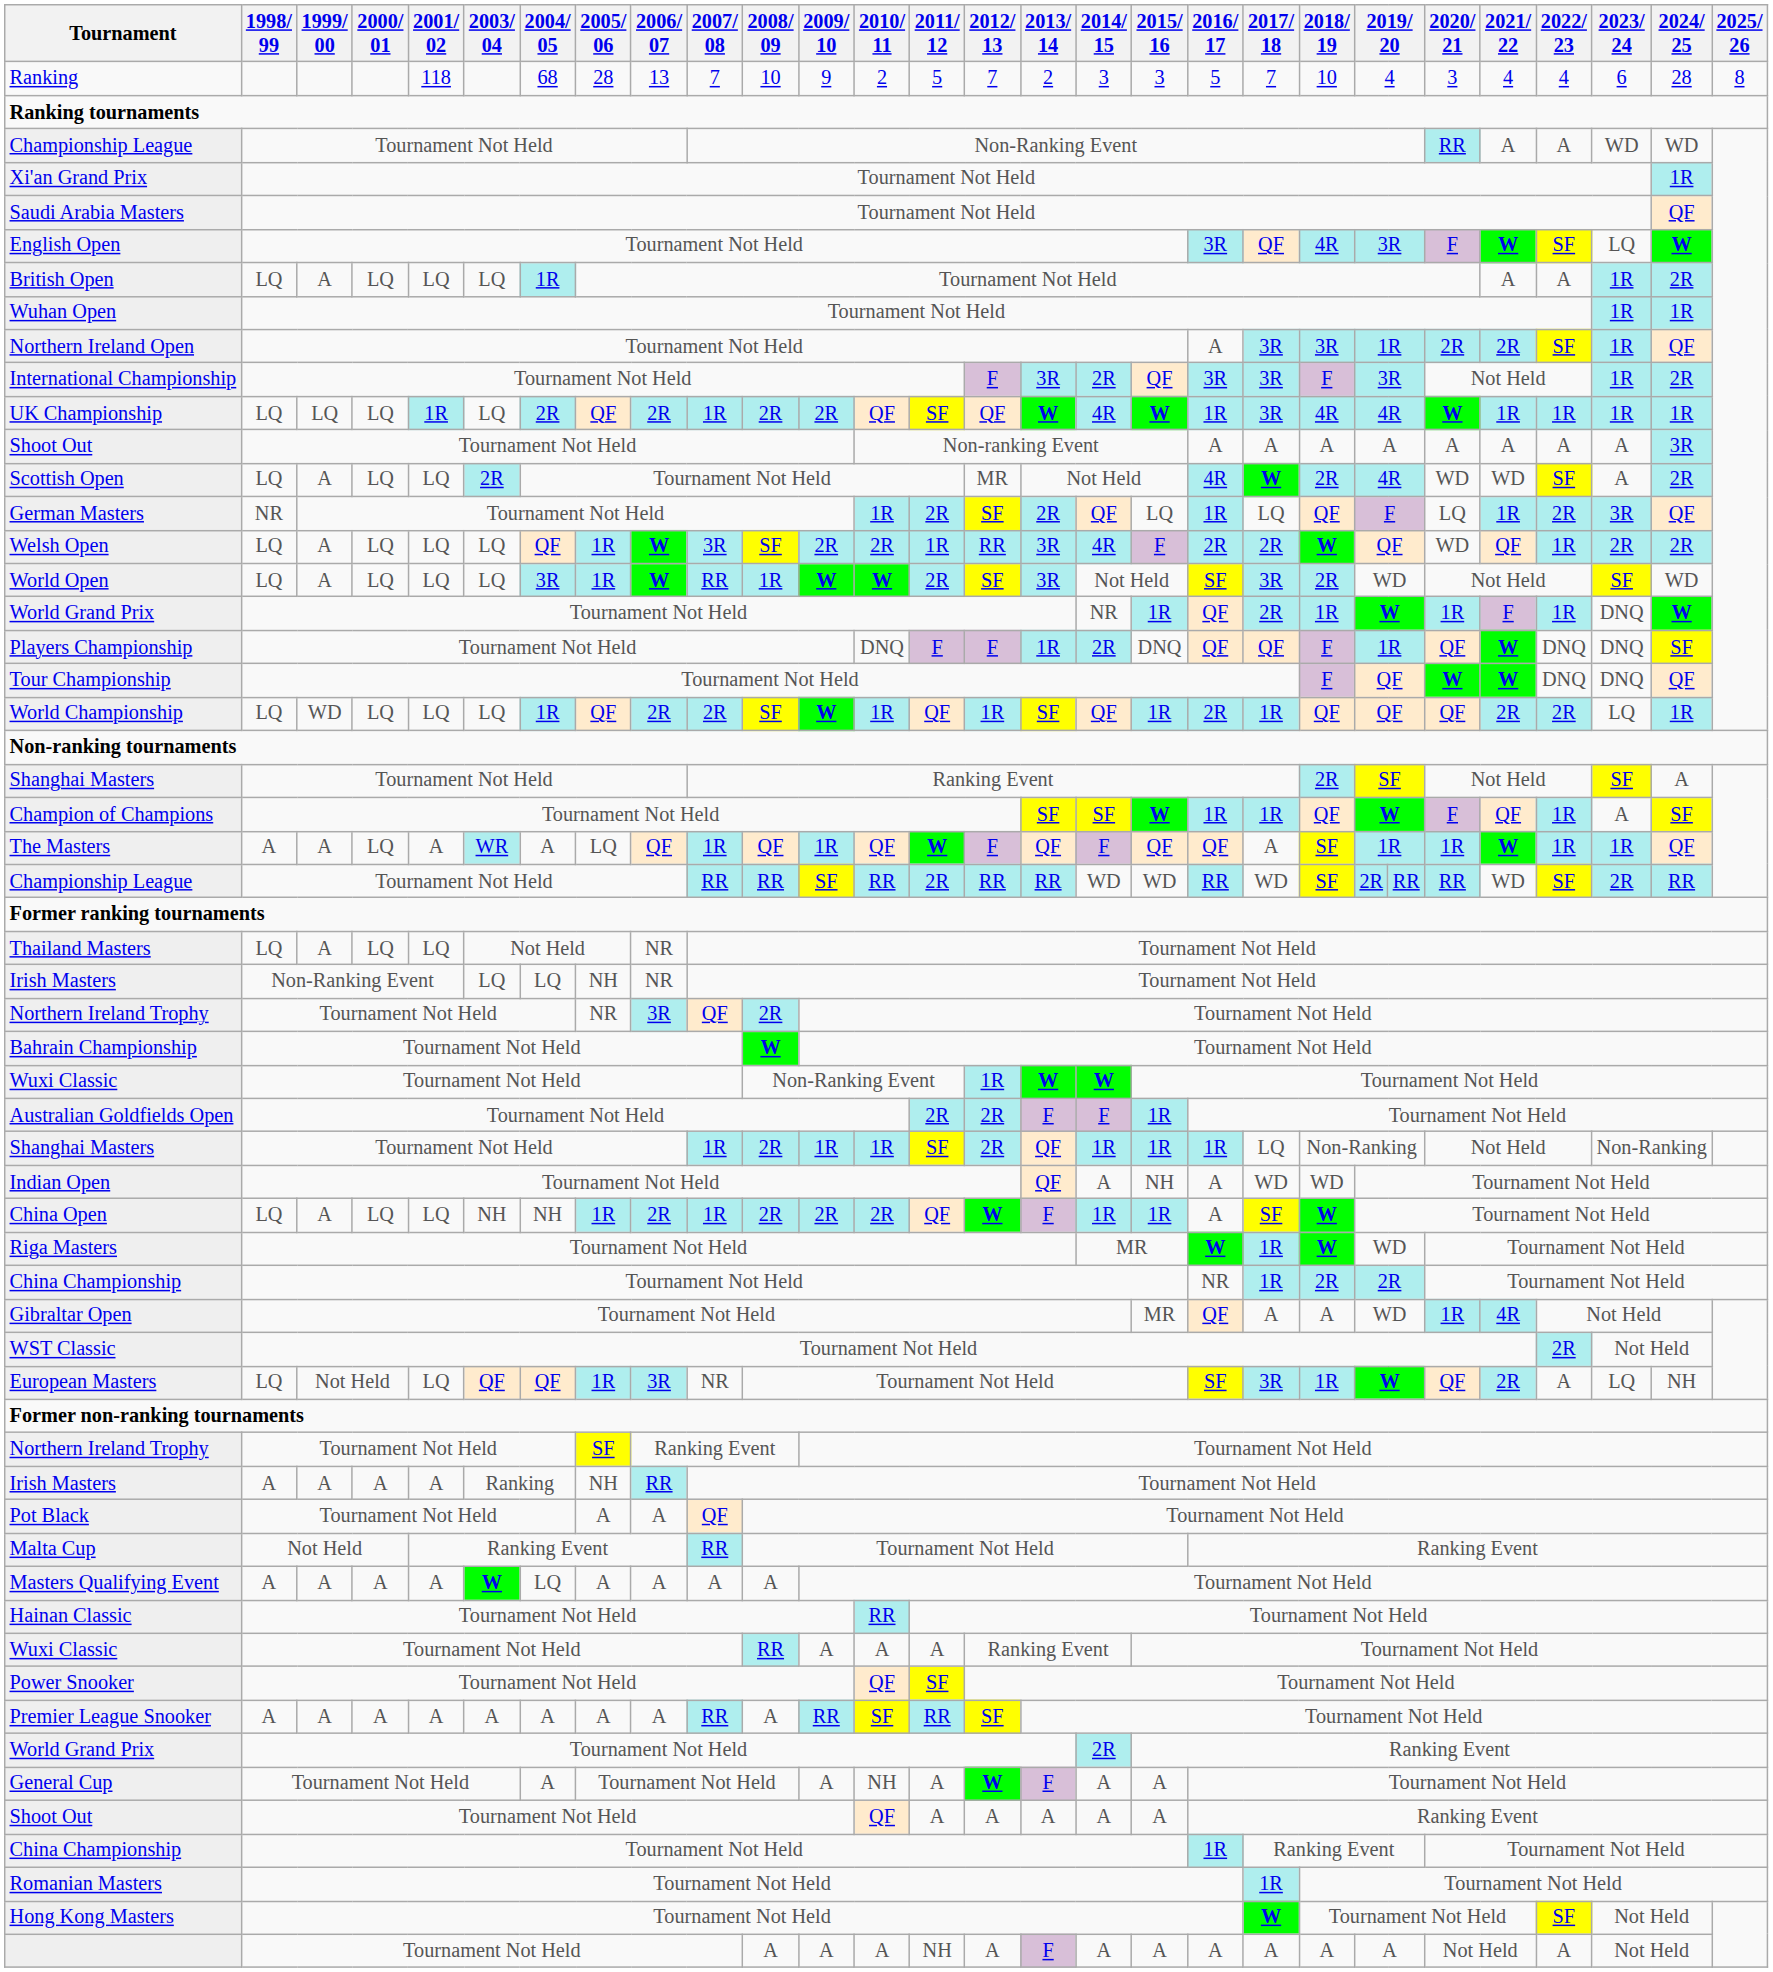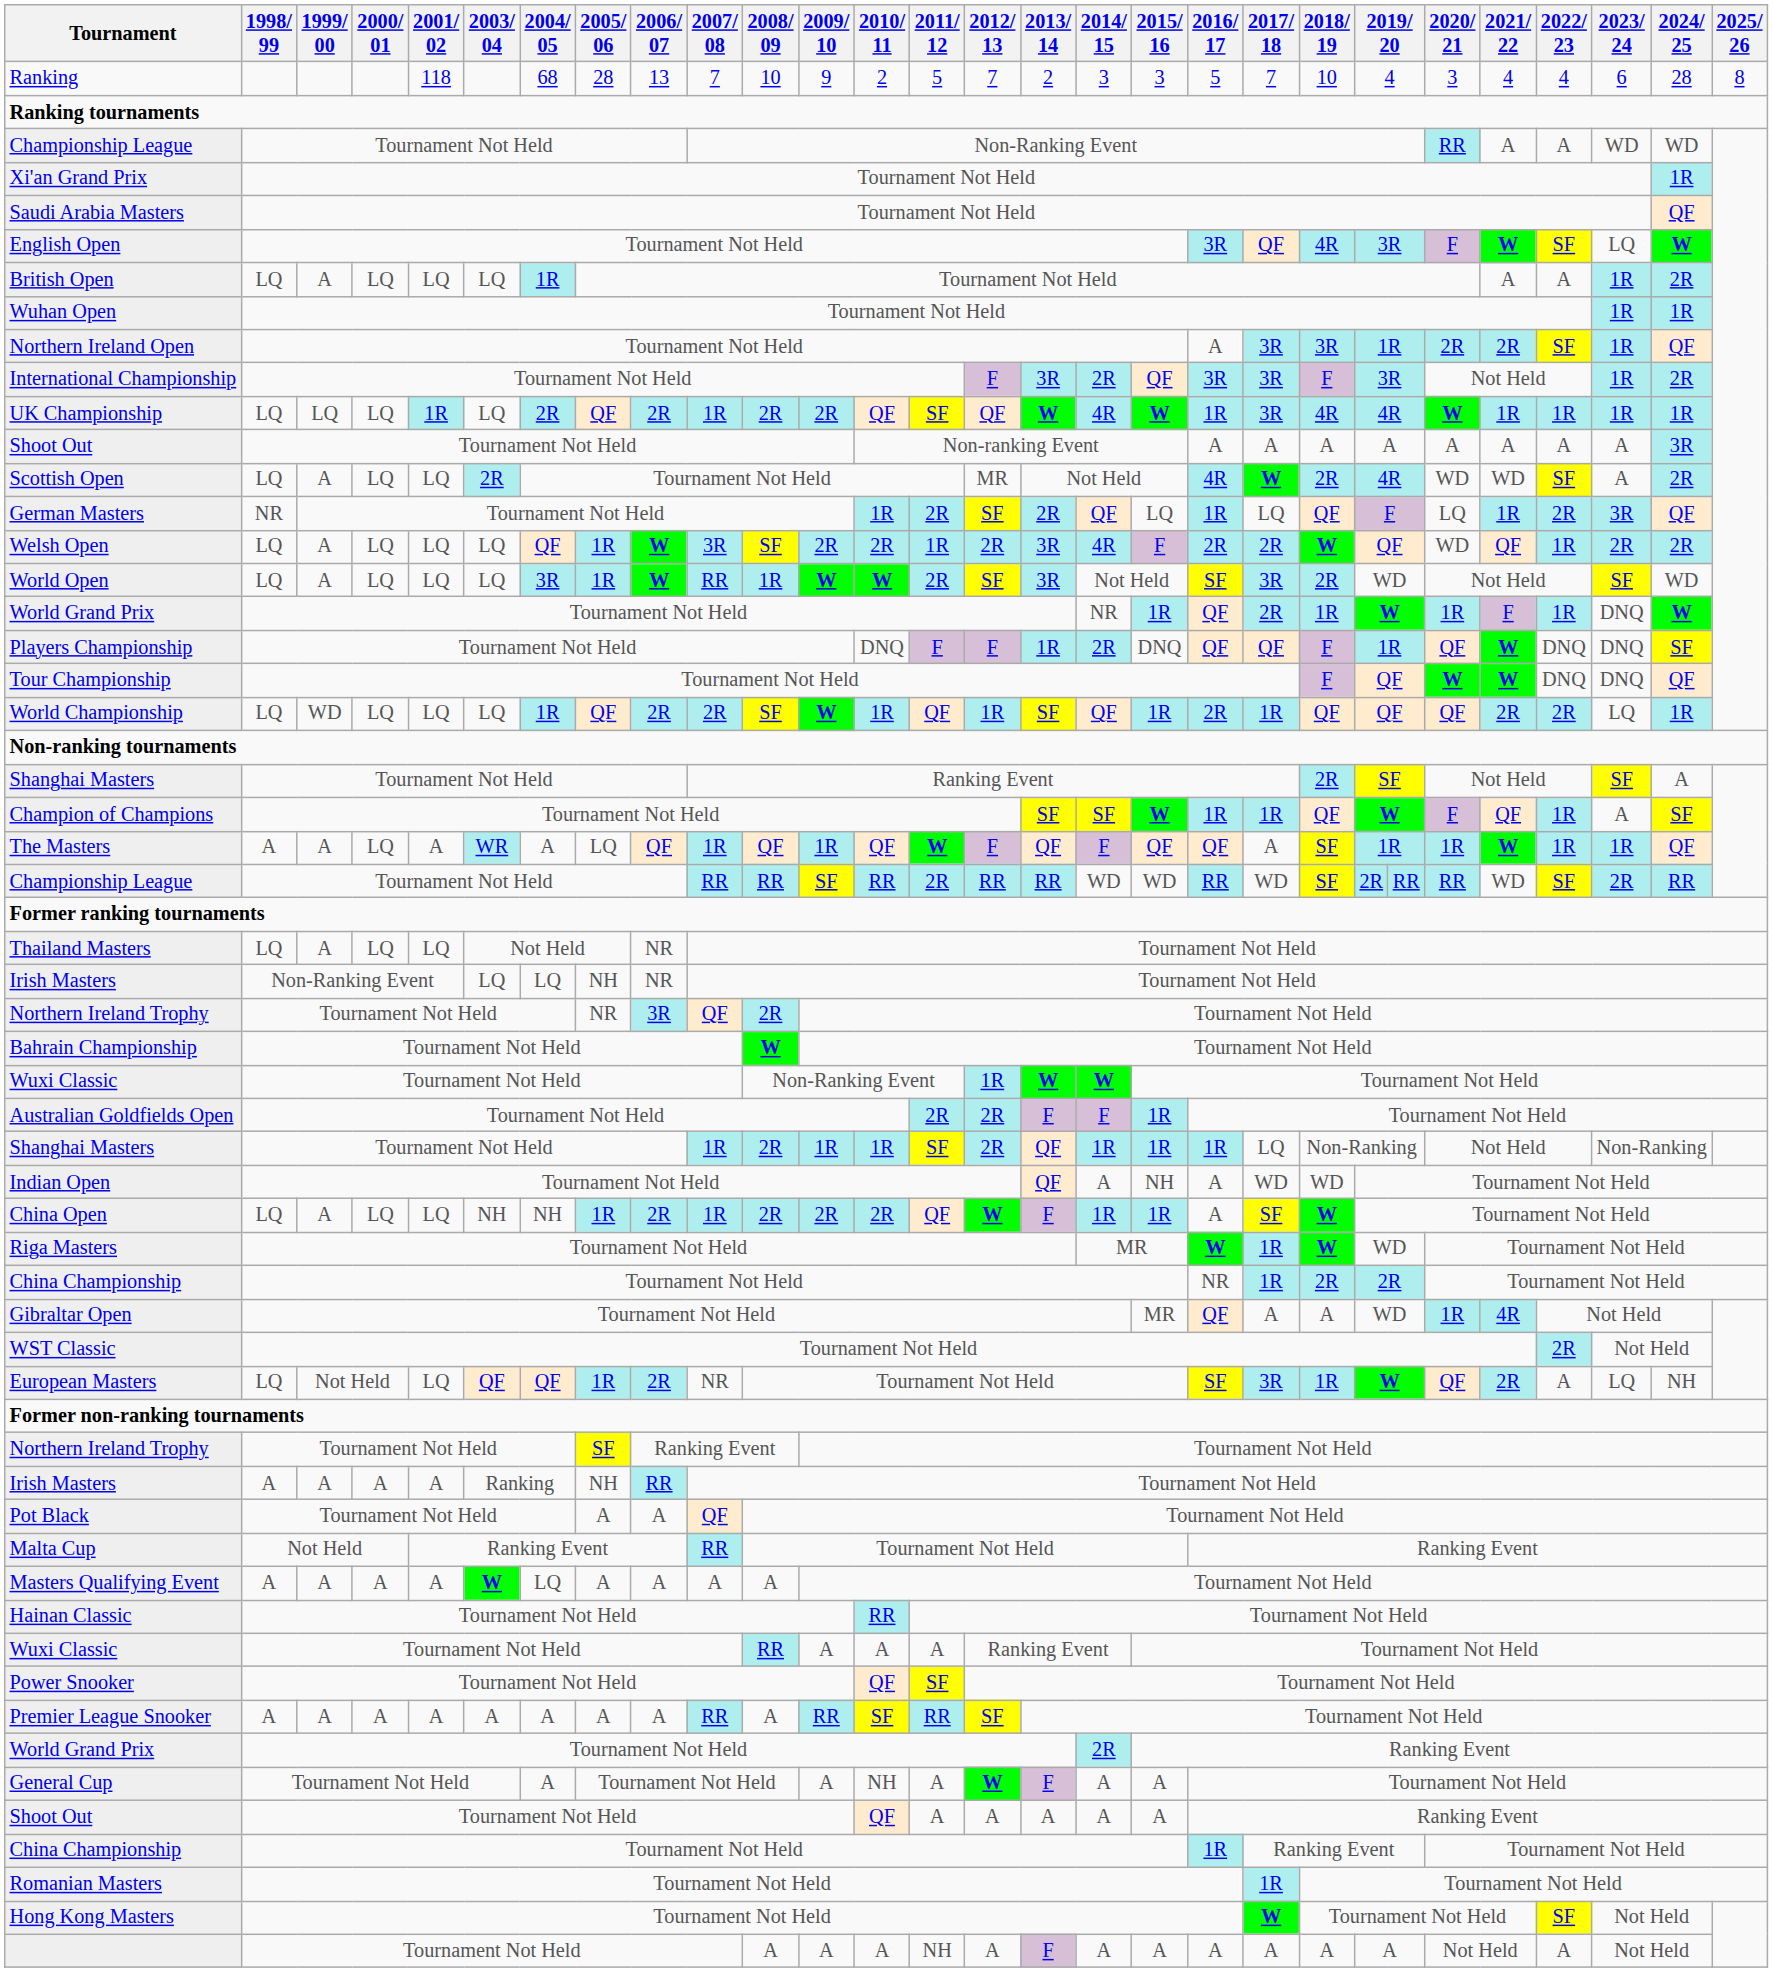(992, 546) RR -> (992, 546) 2R
(659, 1381) 3R -> (659, 1381) 2R
